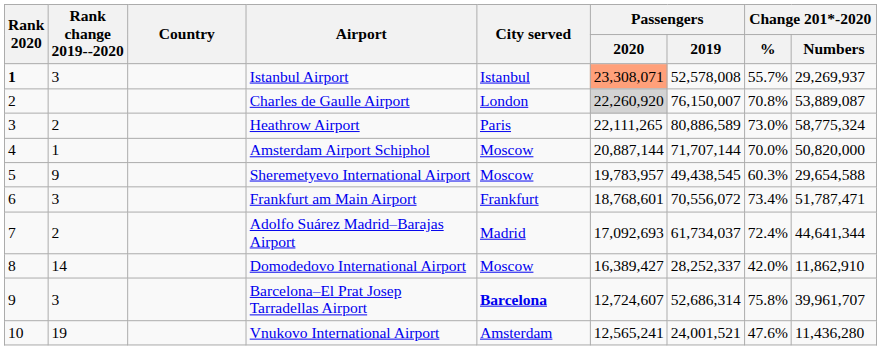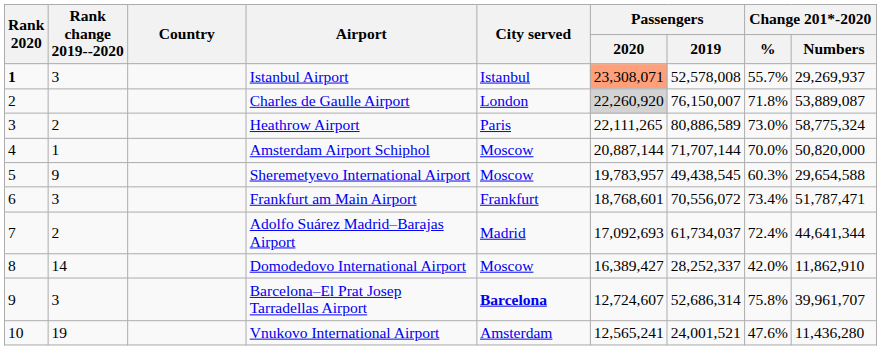(768, 100) 70.8% -> (768, 100) 71.8%
